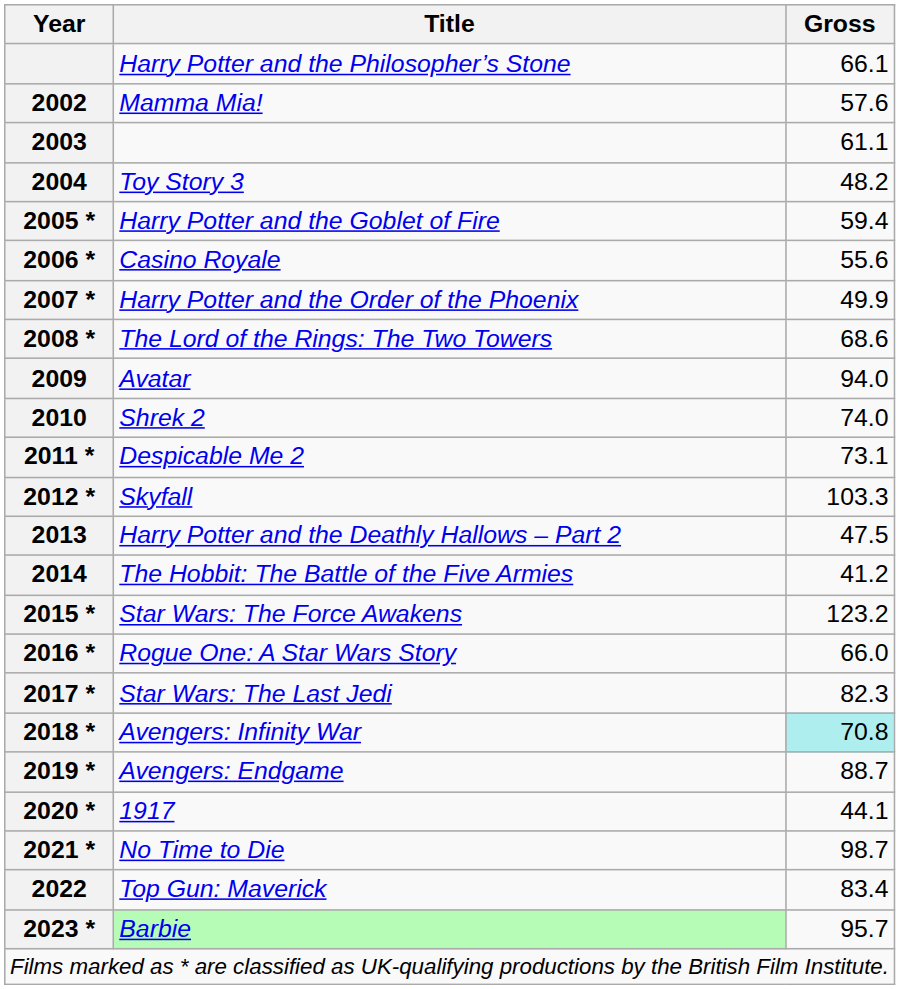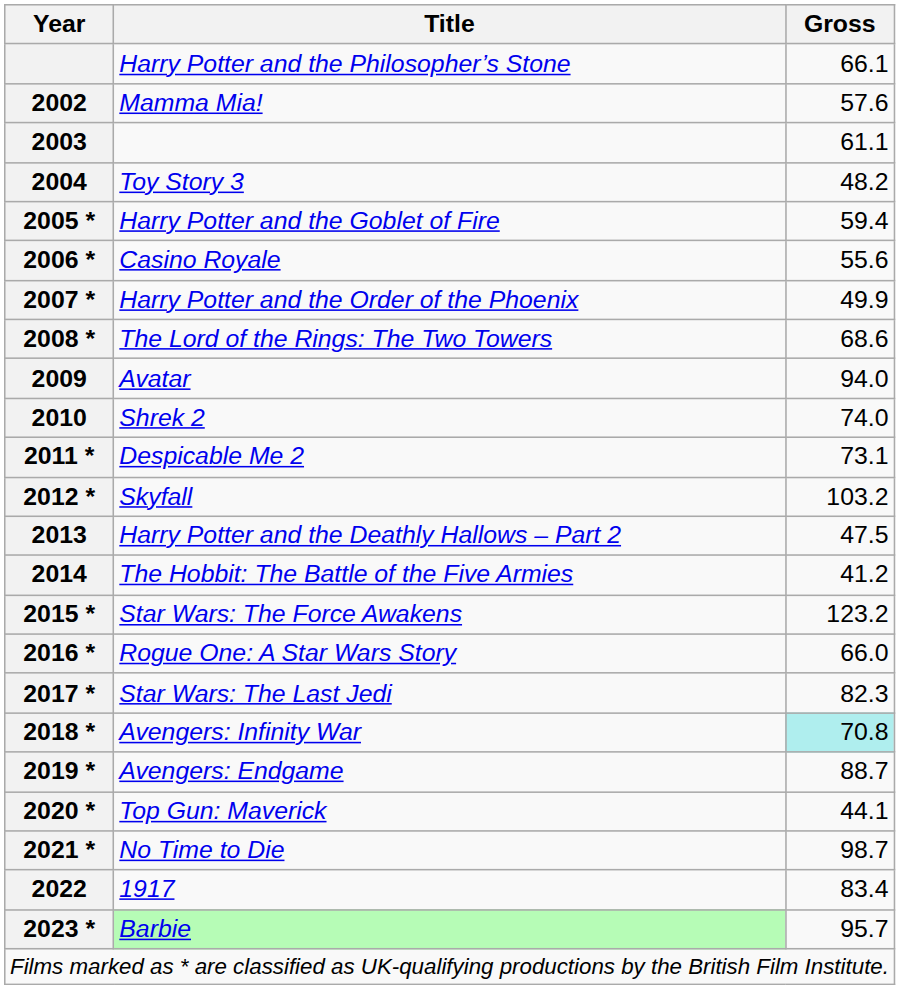(857, 496) 103.3 -> (857, 496) 103.2
(147, 810) 1917 -> (223, 810) Top Gun: Maverick
(223, 889) Top Gun: Maverick -> (147, 889) 1917
